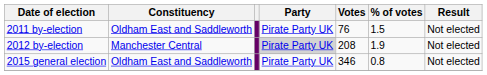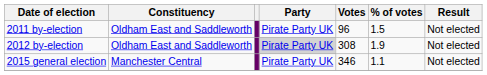(344, 29) 76 -> (344, 29) 96
(156, 45) Manchester Central -> (182, 45) Oldham East and Saddleworth
(347, 45) 208 -> (347, 45) 308
(182, 62) Oldham East and Saddleworth -> (156, 62) Manchester Central
(378, 62) 0.8 -> (378, 62) 1.1
